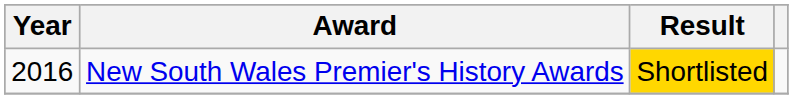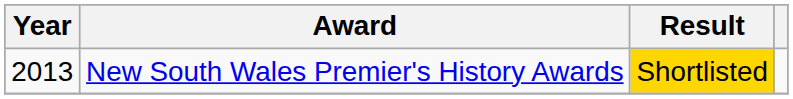(42, 70) 2016 -> (42, 70) 2013
